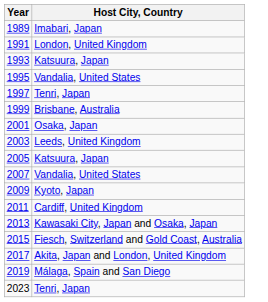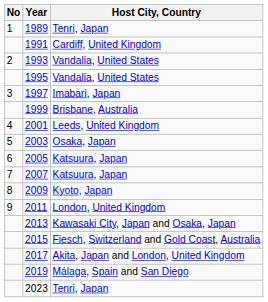+ column: (14, 12)
(68, 28) Imabari, Japan -> (80, 28) Tenri, Japan
(91, 45) London, United Kingdom -> (107, 45) Cardiff, United Kingdom
(71, 61) Katsuura, Japan -> (106, 61) Vandalia, United States
(62, 93) Tenri, Japan -> (86, 93) Imabari, Japan
(66, 126) Osaka, Japan -> (106, 126) Leeds, United Kingdom
(87, 142) Leeds, United Kingdom -> (84, 142) Osaka, Japan
(87, 175) Vandalia, United States -> (90, 175) Katsuura, Japan
(88, 207) Cardiff, United Kingdom -> (109, 207) London, United Kingdom
